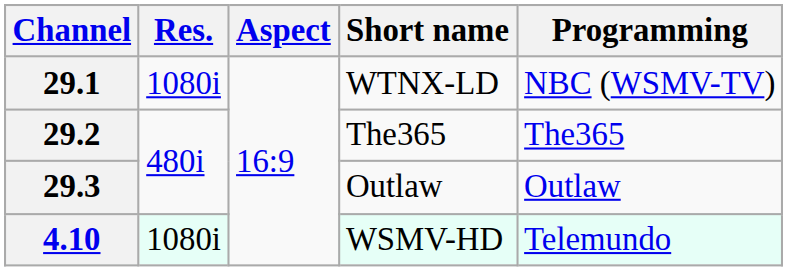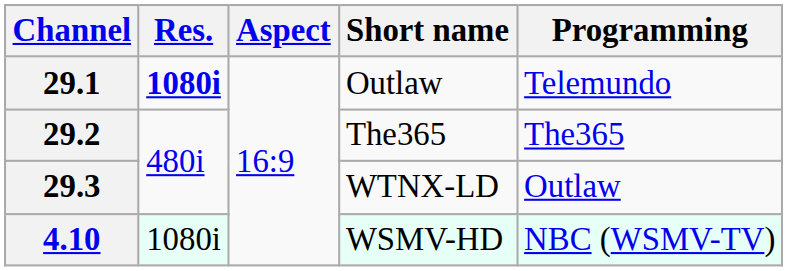(184, 82) normal -> (184, 82) bold
(422, 82) WTNX-LD -> (394, 82) Outlaw
(650, 82) NBC (WSMV-TV) -> (598, 82) Telemundo
(394, 186) Outlaw -> (422, 186) WTNX-LD
(598, 238) Telemundo -> (650, 238) NBC (WSMV-TV)
